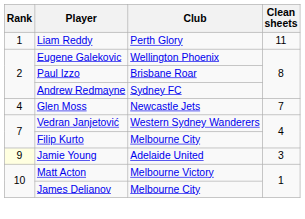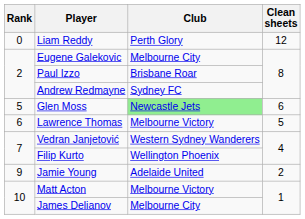(19, 40) 1 -> (19, 40) 0
(281, 40) 11 -> (281, 40) 12
(175, 57) Wellington Phoenix -> (165, 57) Melbourne City
(19, 106) 4 -> (19, 106) 5
(165, 106) no background -> (165, 106) lightgreen background
(281, 106) 7 -> (281, 106) 6
+ row: (80, 123)
(165, 139) Melbourne City -> (175, 156) Wellington Phoenix
(19, 156) lightyellow background -> (19, 172) no background
(281, 156) 3 -> (281, 172) 2
